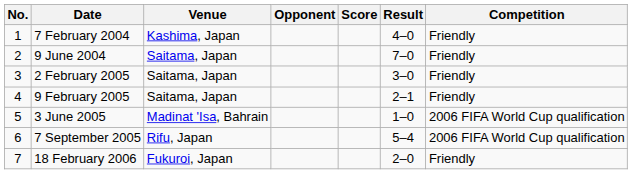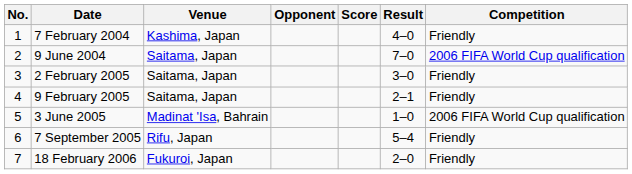(452, 55) Friendly -> (527, 55) 2006 FIFA World Cup qualification
(527, 138) 2006 FIFA World Cup qualification -> (452, 138) Friendly
